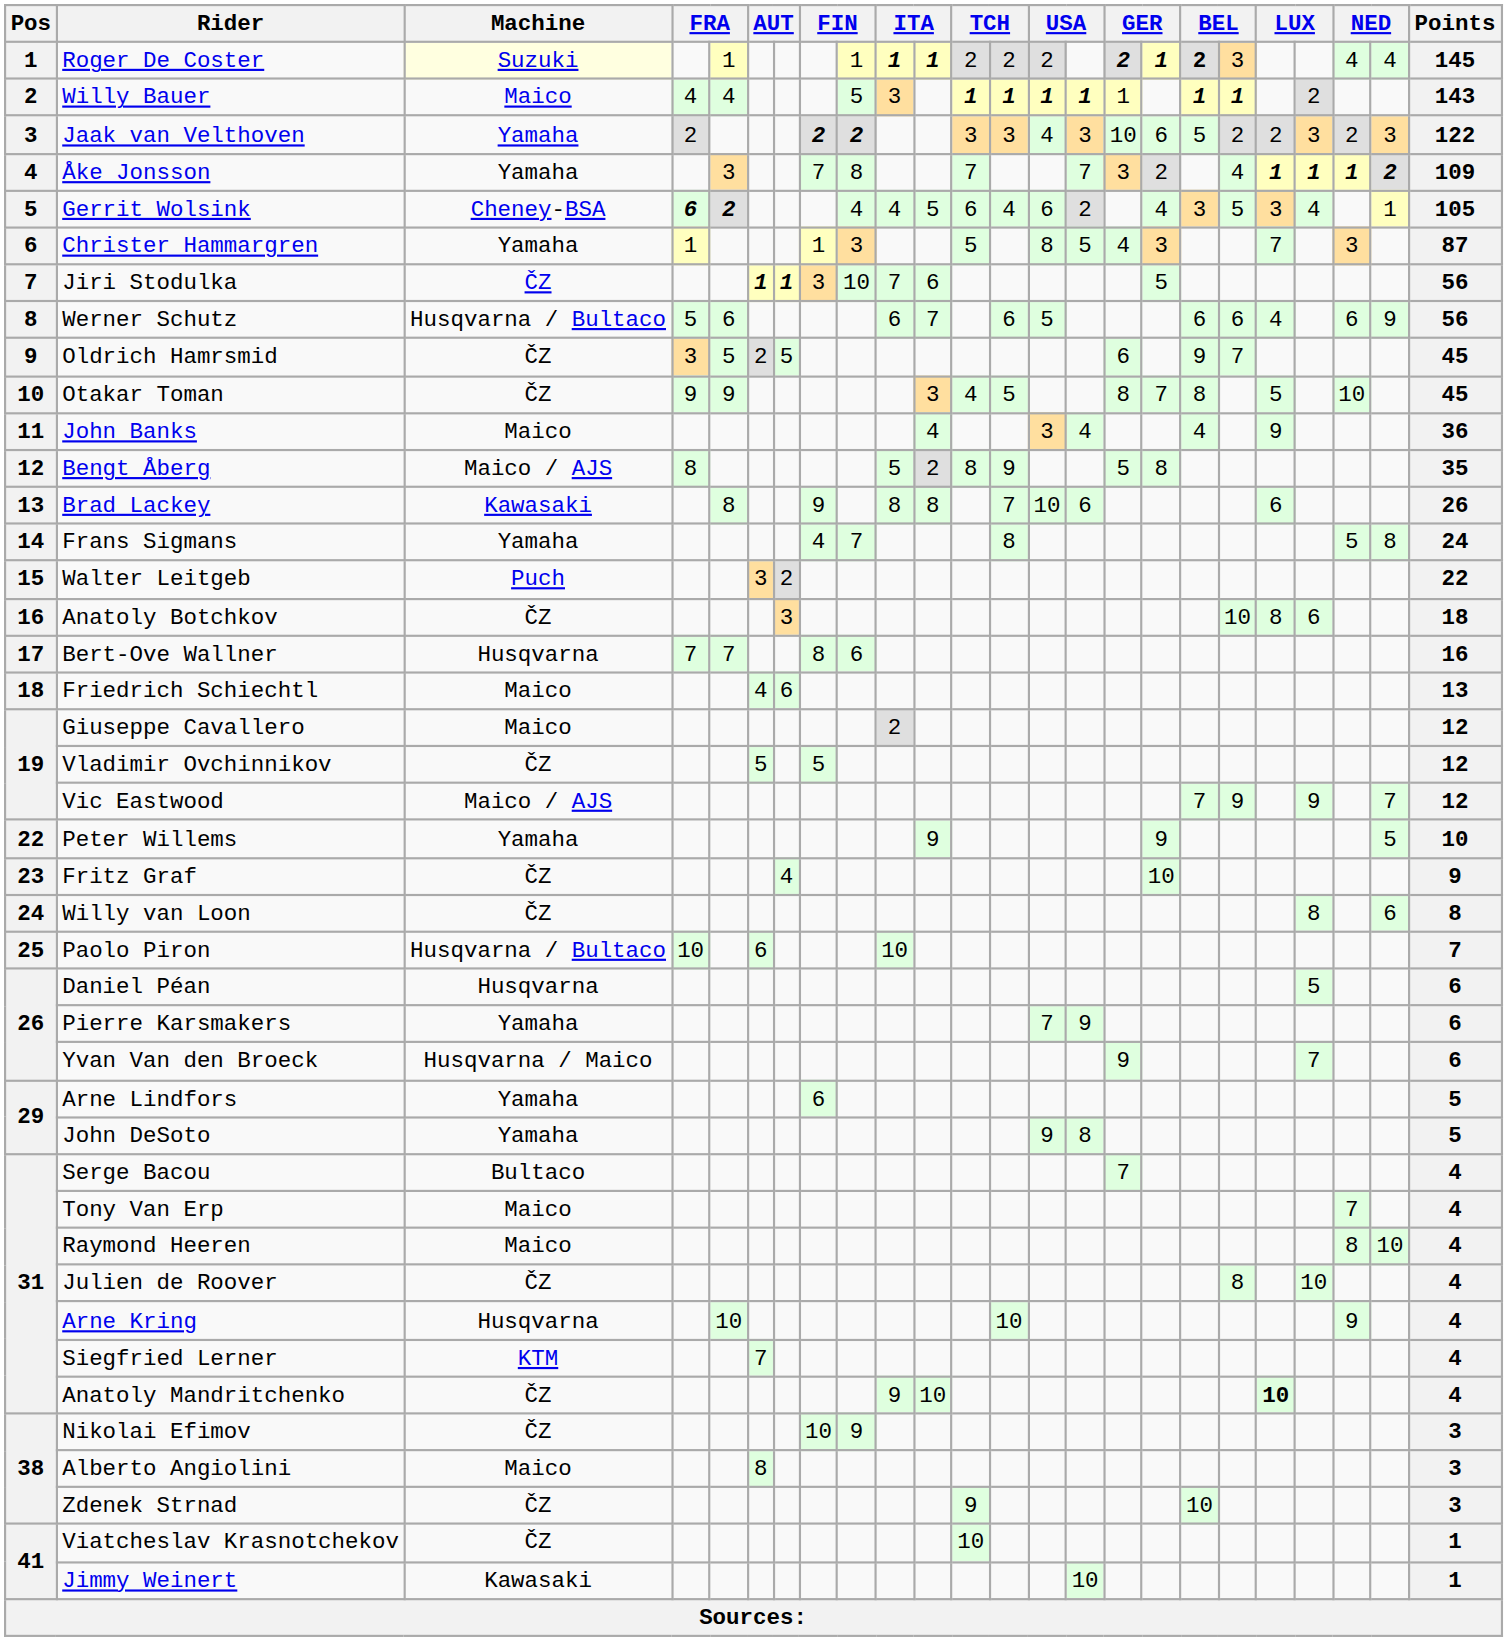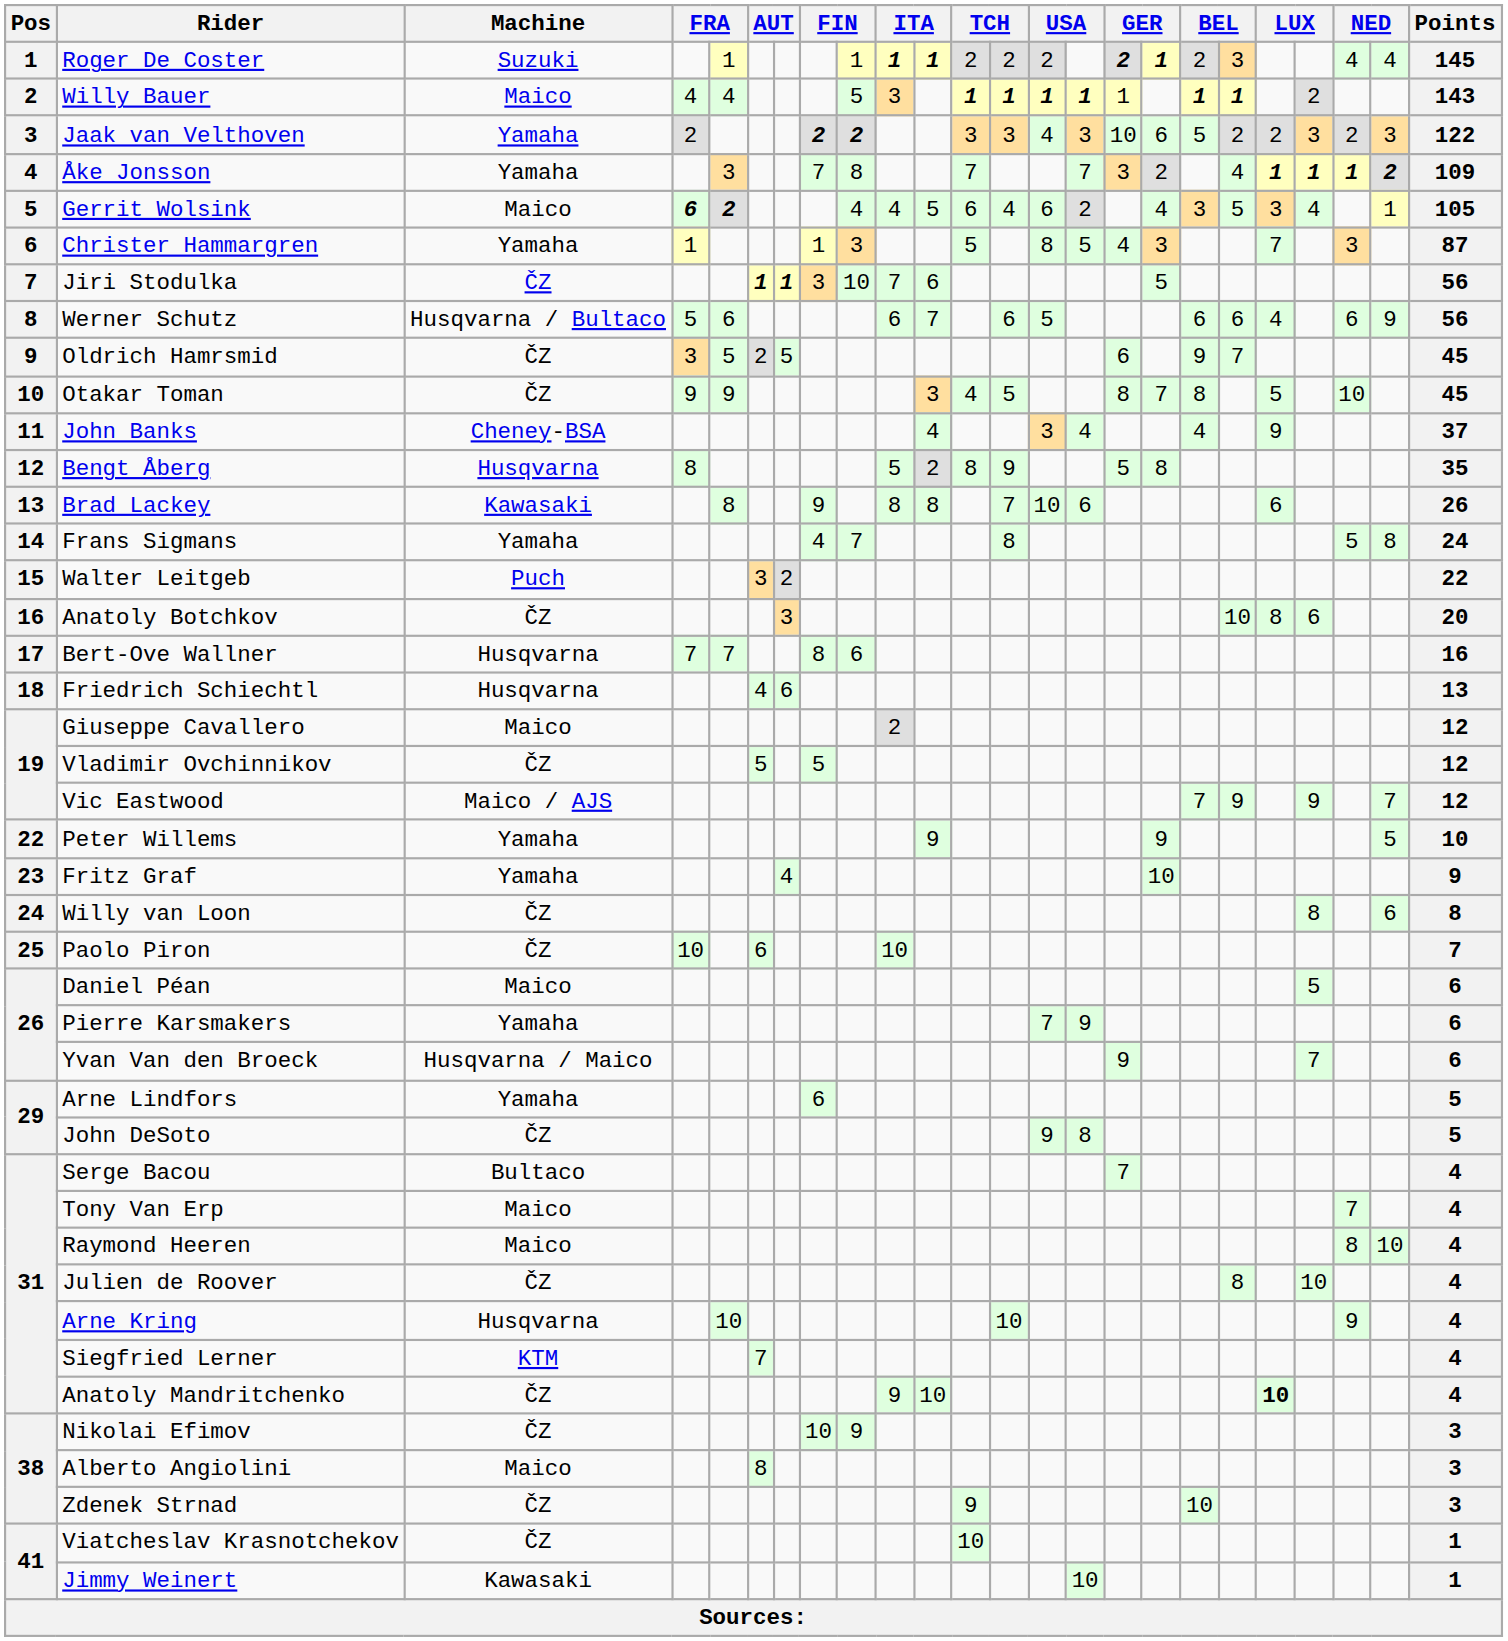(538, 61) lightyellow background -> (538, 61) no background
(1199, 61) bold -> (1199, 61) normal
(538, 209) Cheney-BSA -> (538, 209) Maico
(538, 432) Maico -> (538, 432) Cheney-BSA
(1455, 432) 36 -> (1455, 432) 37
(538, 469) Maico / AJS -> (538, 469) Husqvarna
(1455, 617) 18 -> (1455, 617) 20
(538, 691) Maico -> (538, 691) Husqvarna
(538, 876) ČZ -> (538, 876) Yamaha
(538, 950) Husqvarna / Bultaco -> (538, 950) ČZ
(538, 987) Husqvarna -> (538, 987) Maico
(538, 1136) Yamaha -> (538, 1136) ČZ
